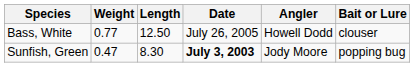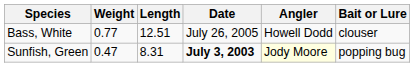(155, 33) 12.50 -> (155, 33) 12.51
(152, 52) 8.30 -> (152, 52) 8.31
(296, 52) no background -> (296, 52) lightyellow background
